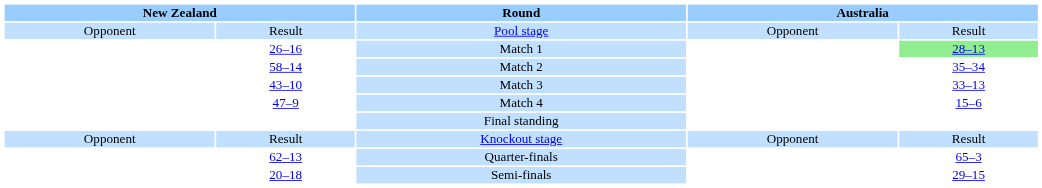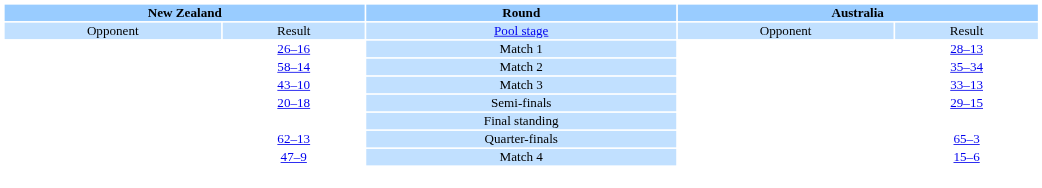(969, 49) lightgreen background -> (967, 49) no background
rows swapped: (521, 103) <-> (521, 175)
- row: (521, 139)
